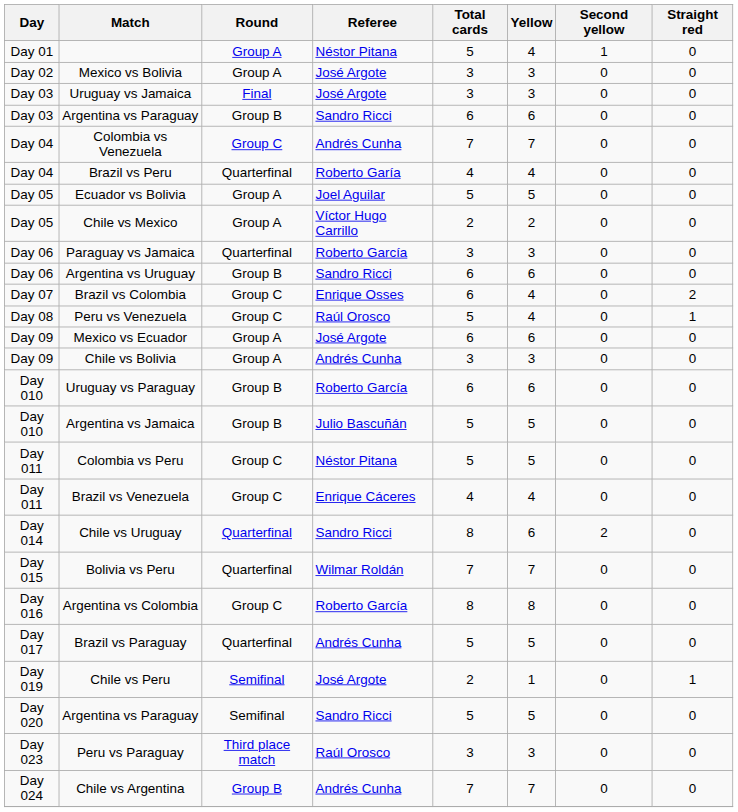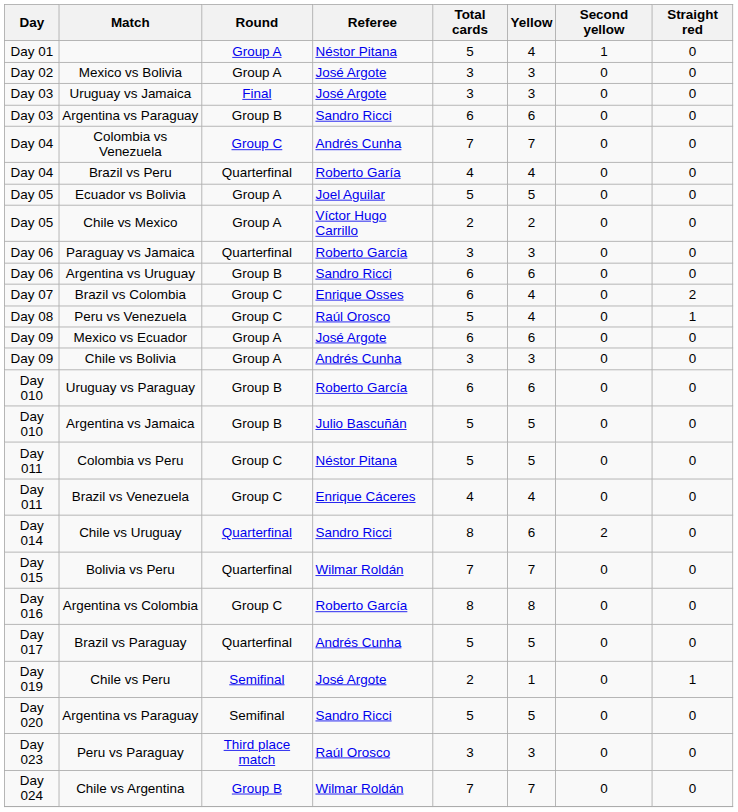(358, 788) Andrés Cunha -> (360, 788) Wilmar Roldán
